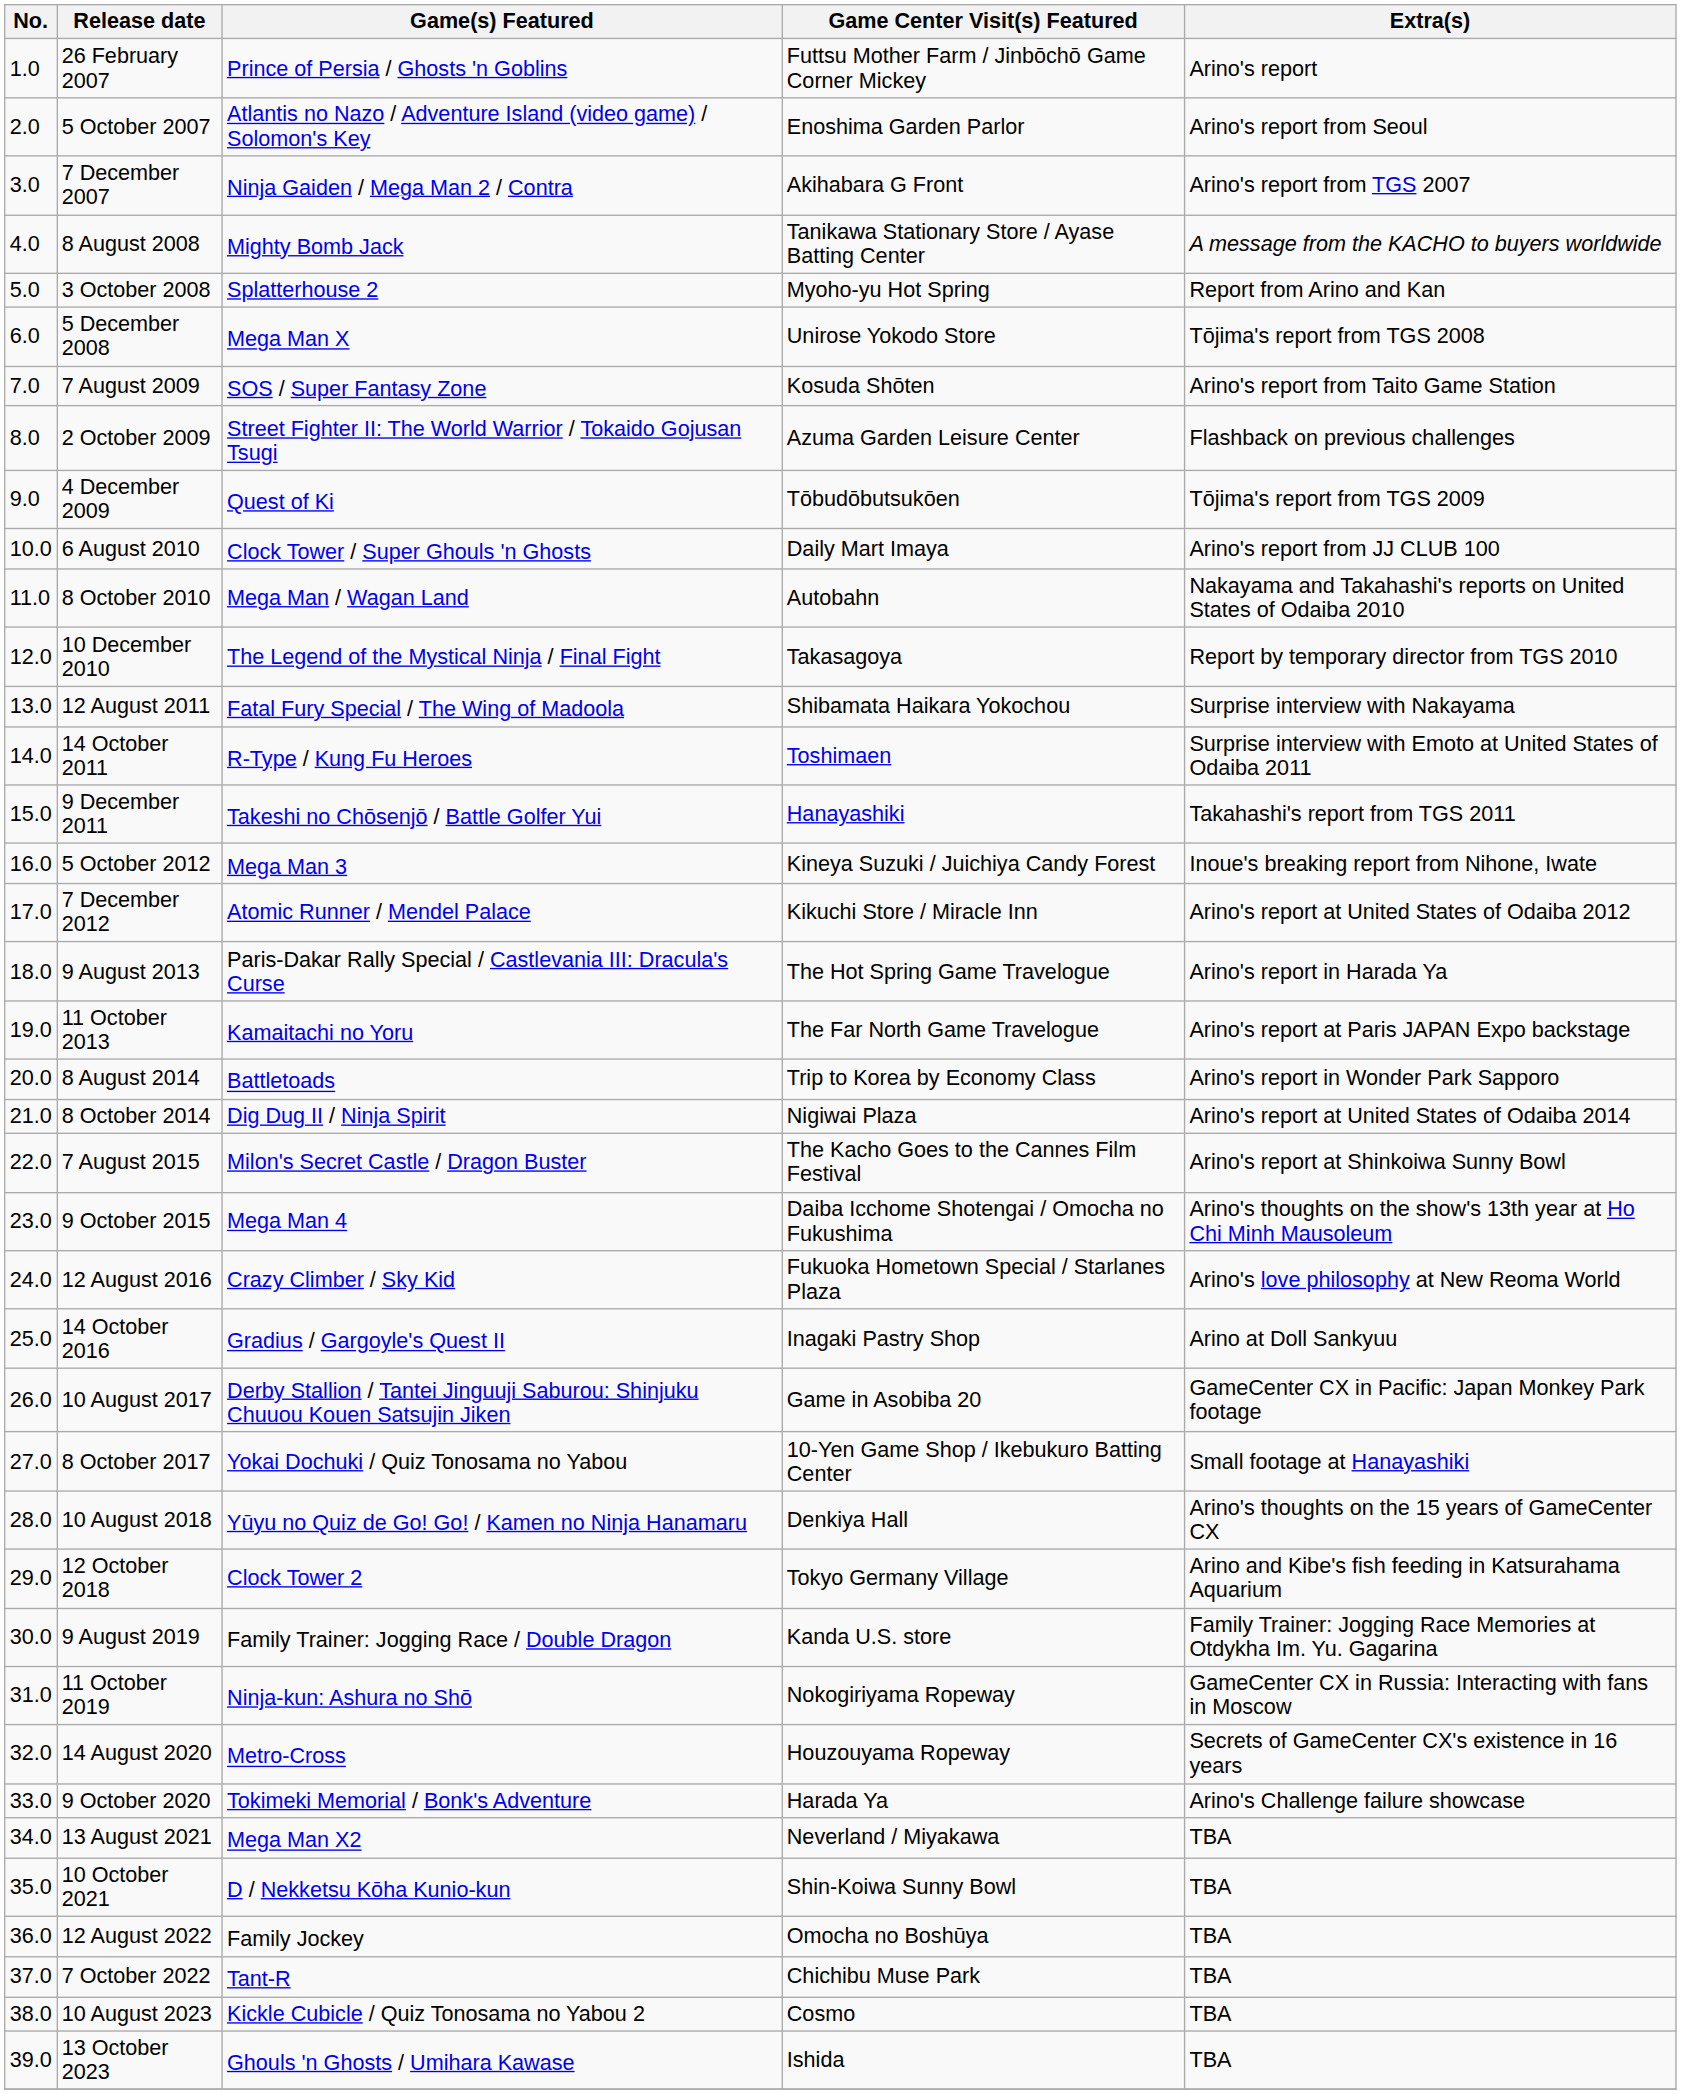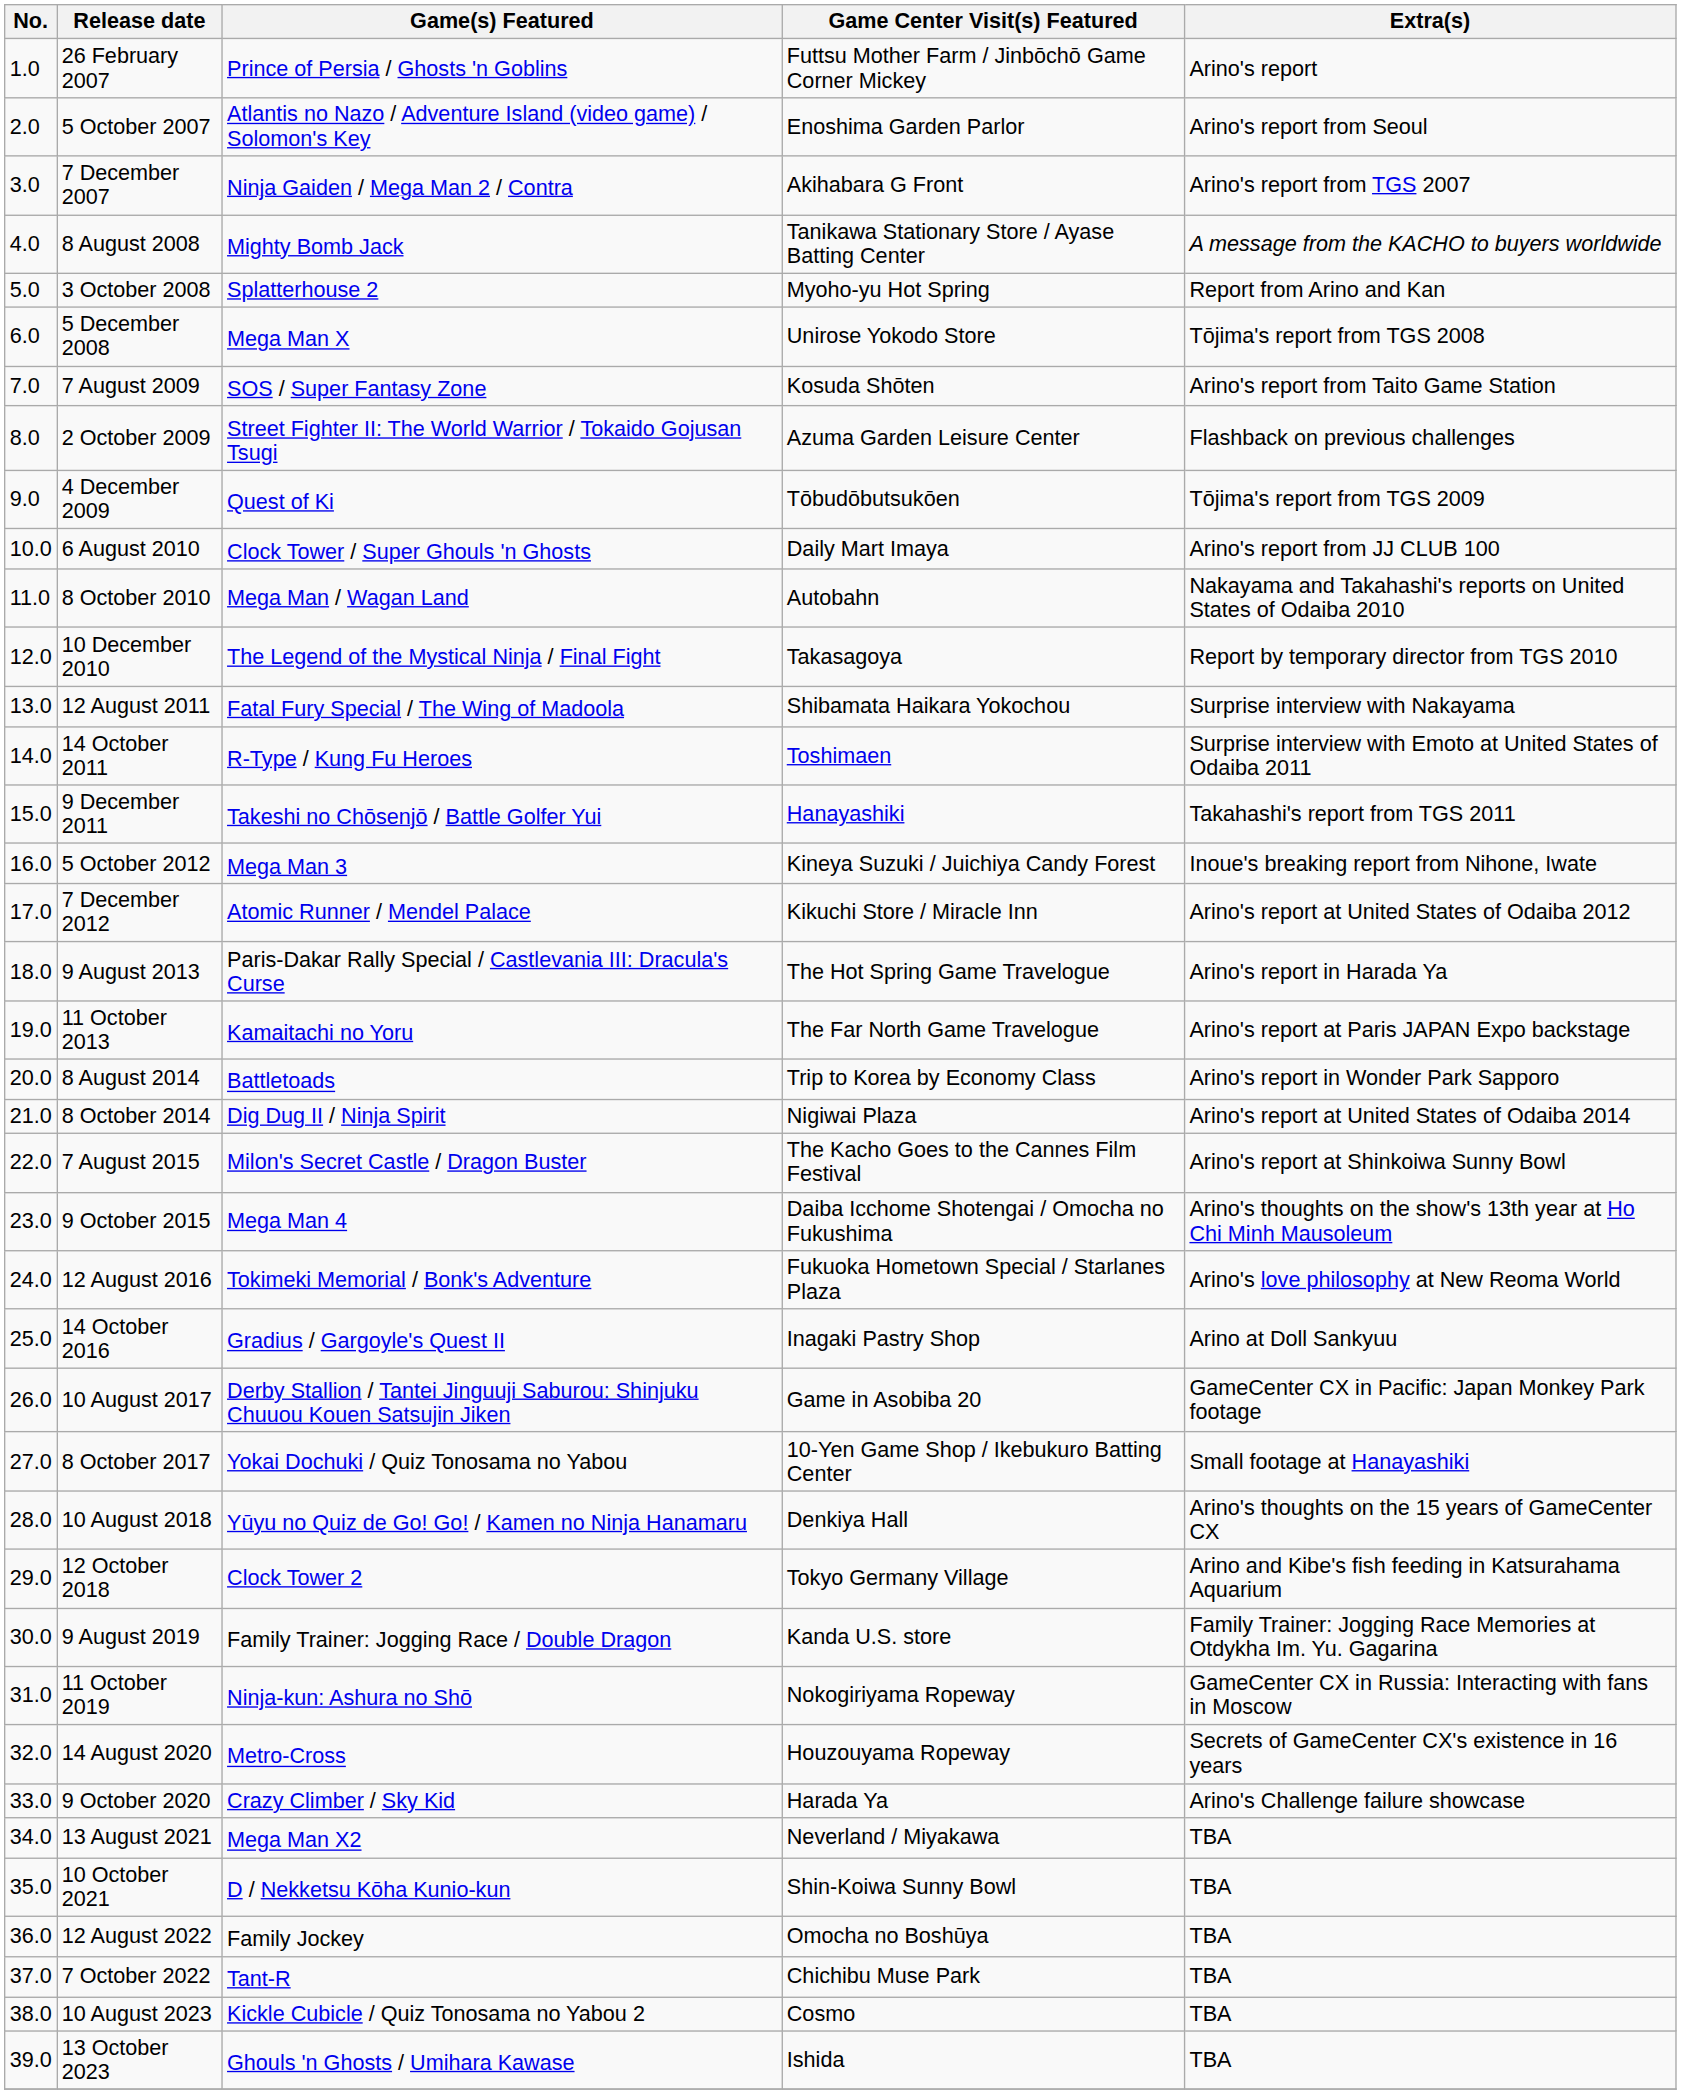(341, 1279) Crazy Climber / Sky Kid -> (409, 1279) Tokimeki Memorial / Bonk's Adventure
(409, 1800) Tokimeki Memorial / Bonk's Adventure -> (341, 1800) Crazy Climber / Sky Kid
